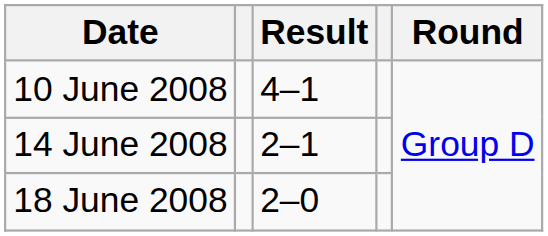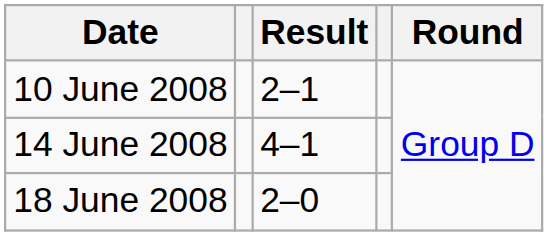(290, 88) 4–1 -> (290, 88) 2–1
(290, 144) 2–1 -> (290, 144) 4–1
